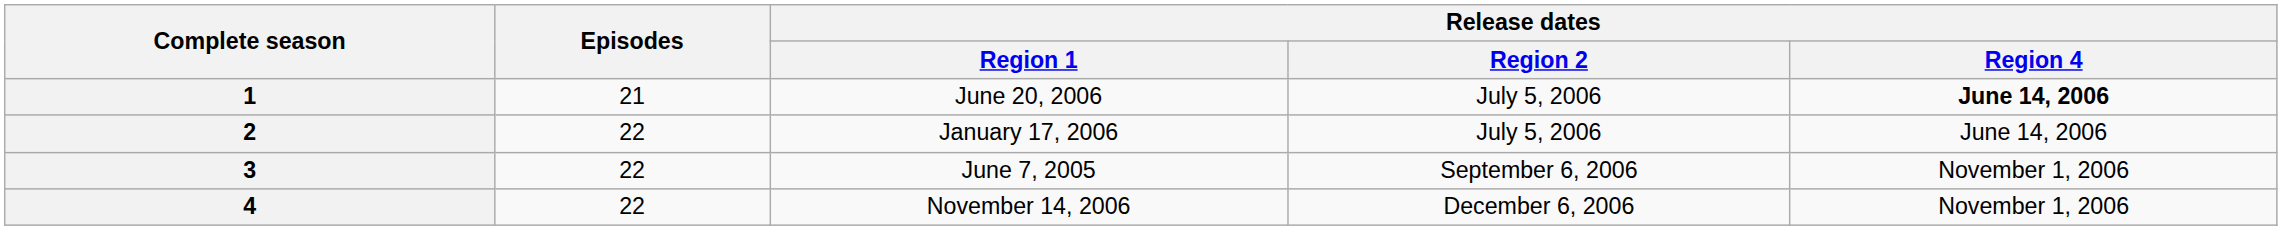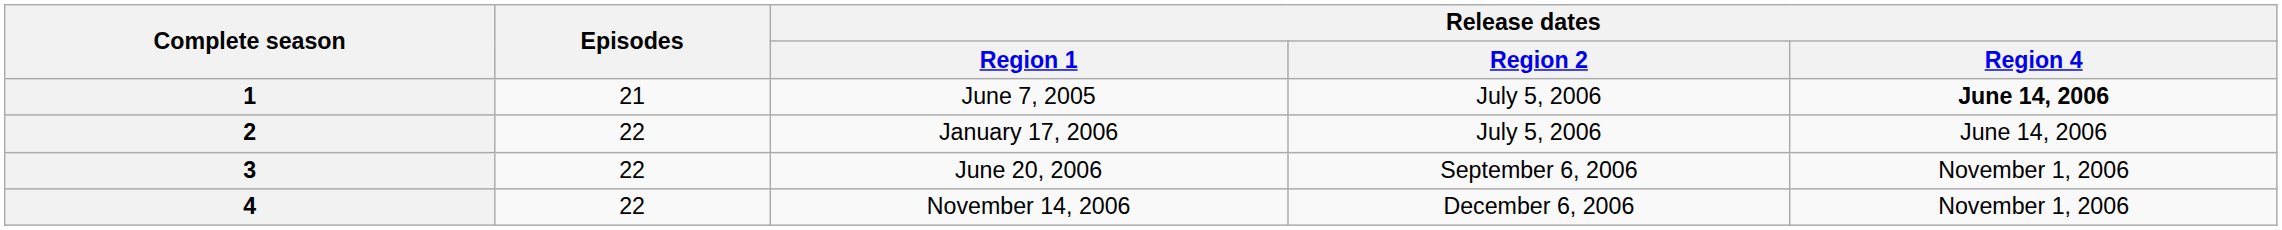(1029, 96) June 20, 2006 -> (1029, 96) June 7, 2005
(1029, 170) June 7, 2005 -> (1029, 170) June 20, 2006
